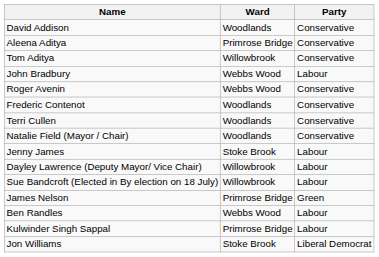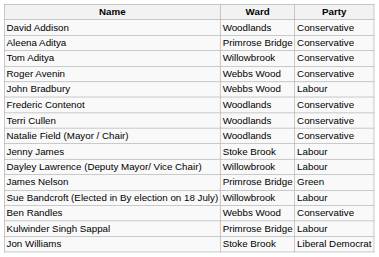rows swapped: (36, 89) <-> (38, 74)
rows swapped: (112, 182) <-> (37, 197)
(312, 213) Labour -> (326, 213) Conservative
